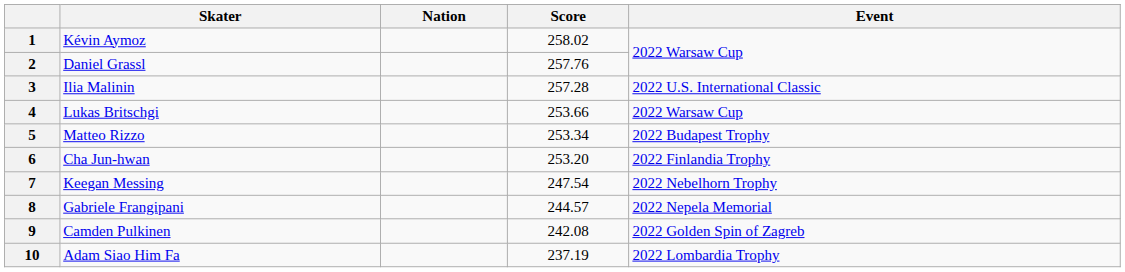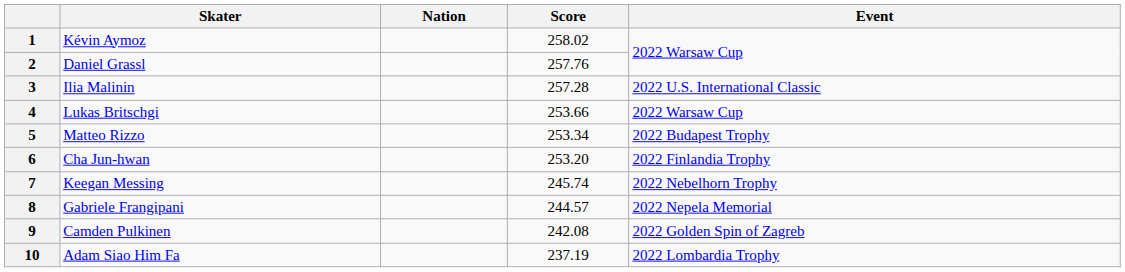(568, 183) 247.54 -> (568, 183) 245.74
